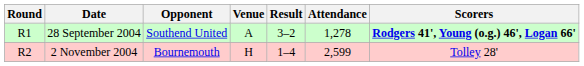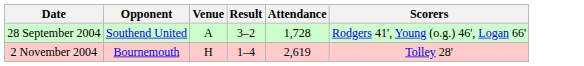- column: (24, 14)
(337, 33) 1,278 -> (297, 33) 1,728
(474, 33) bold -> (429, 33) normal
(337, 52) 2,599 -> (297, 52) 2,619
